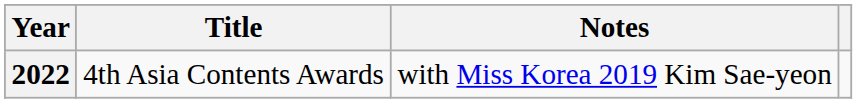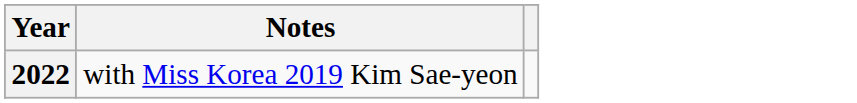- column: (234, 27)
